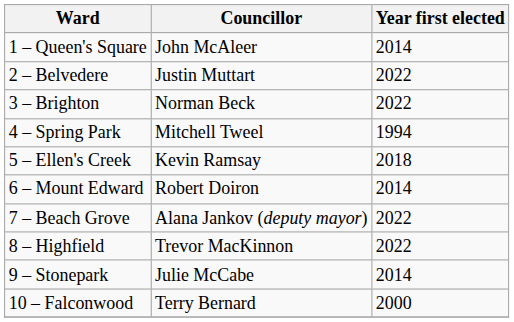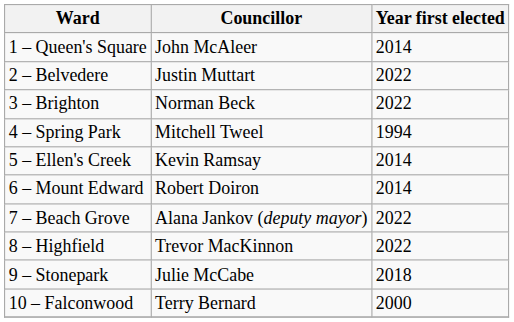(394, 160) 2018 -> (394, 160) 2014
(394, 274) 2014 -> (394, 274) 2018
